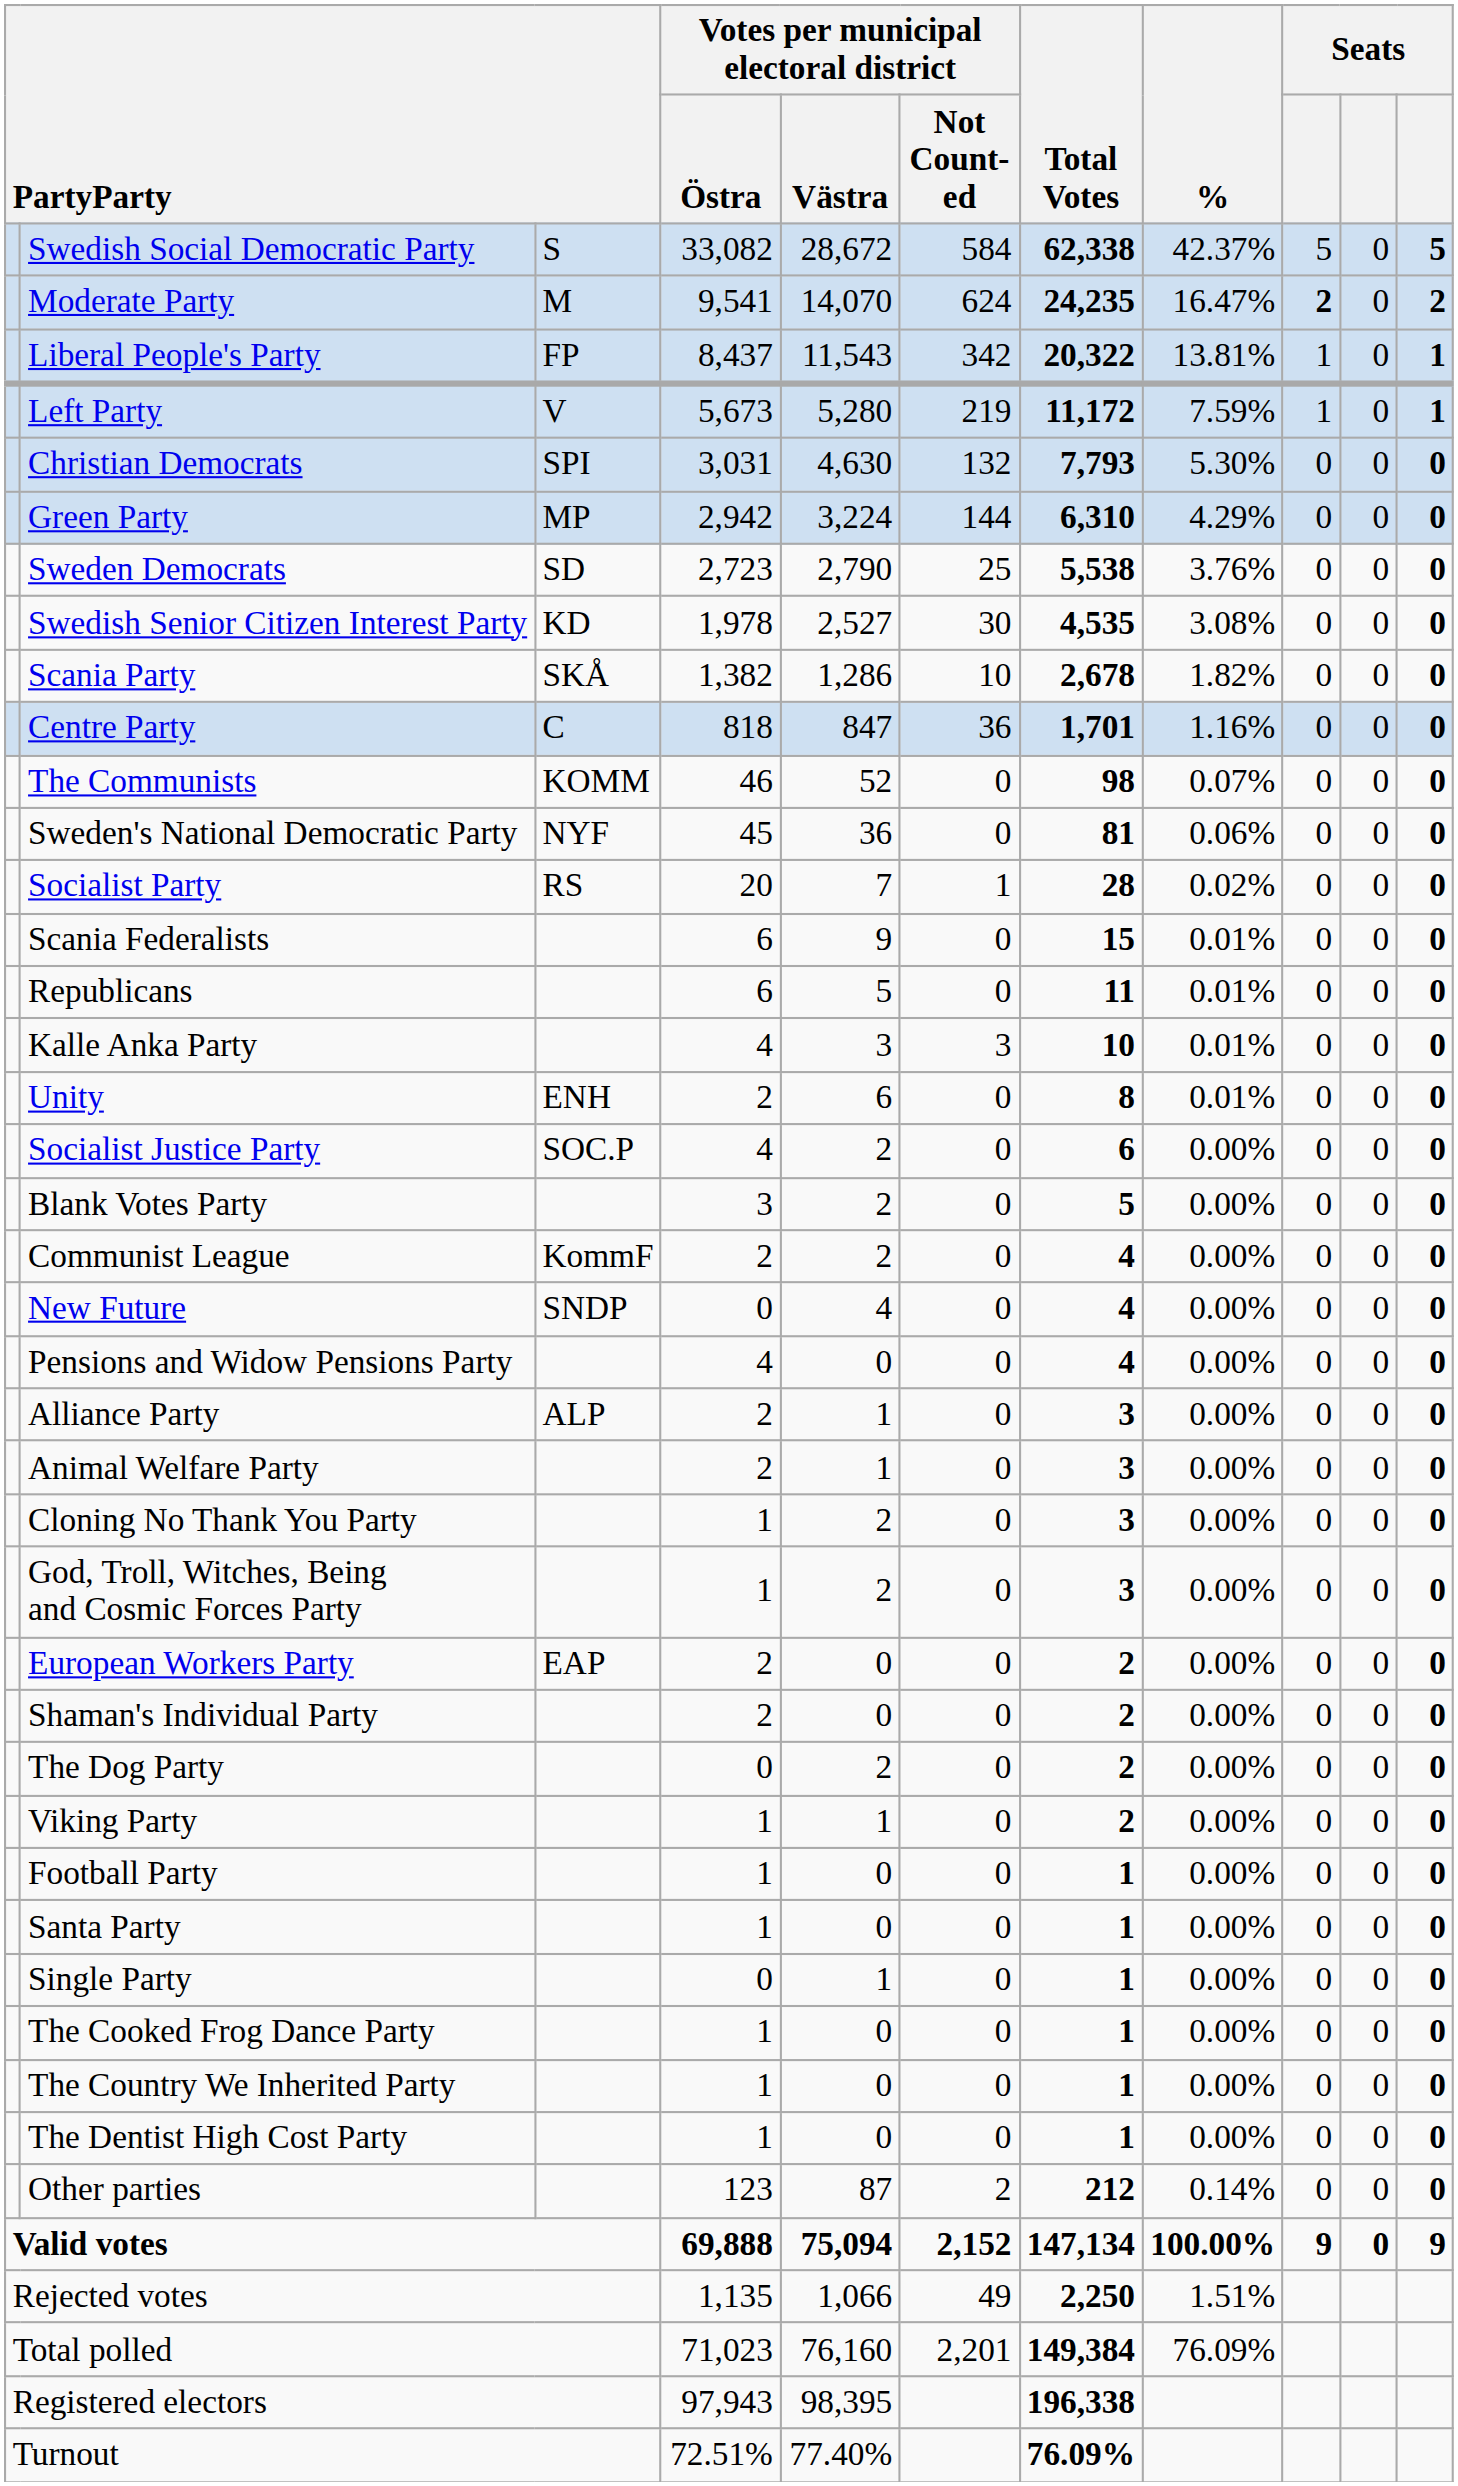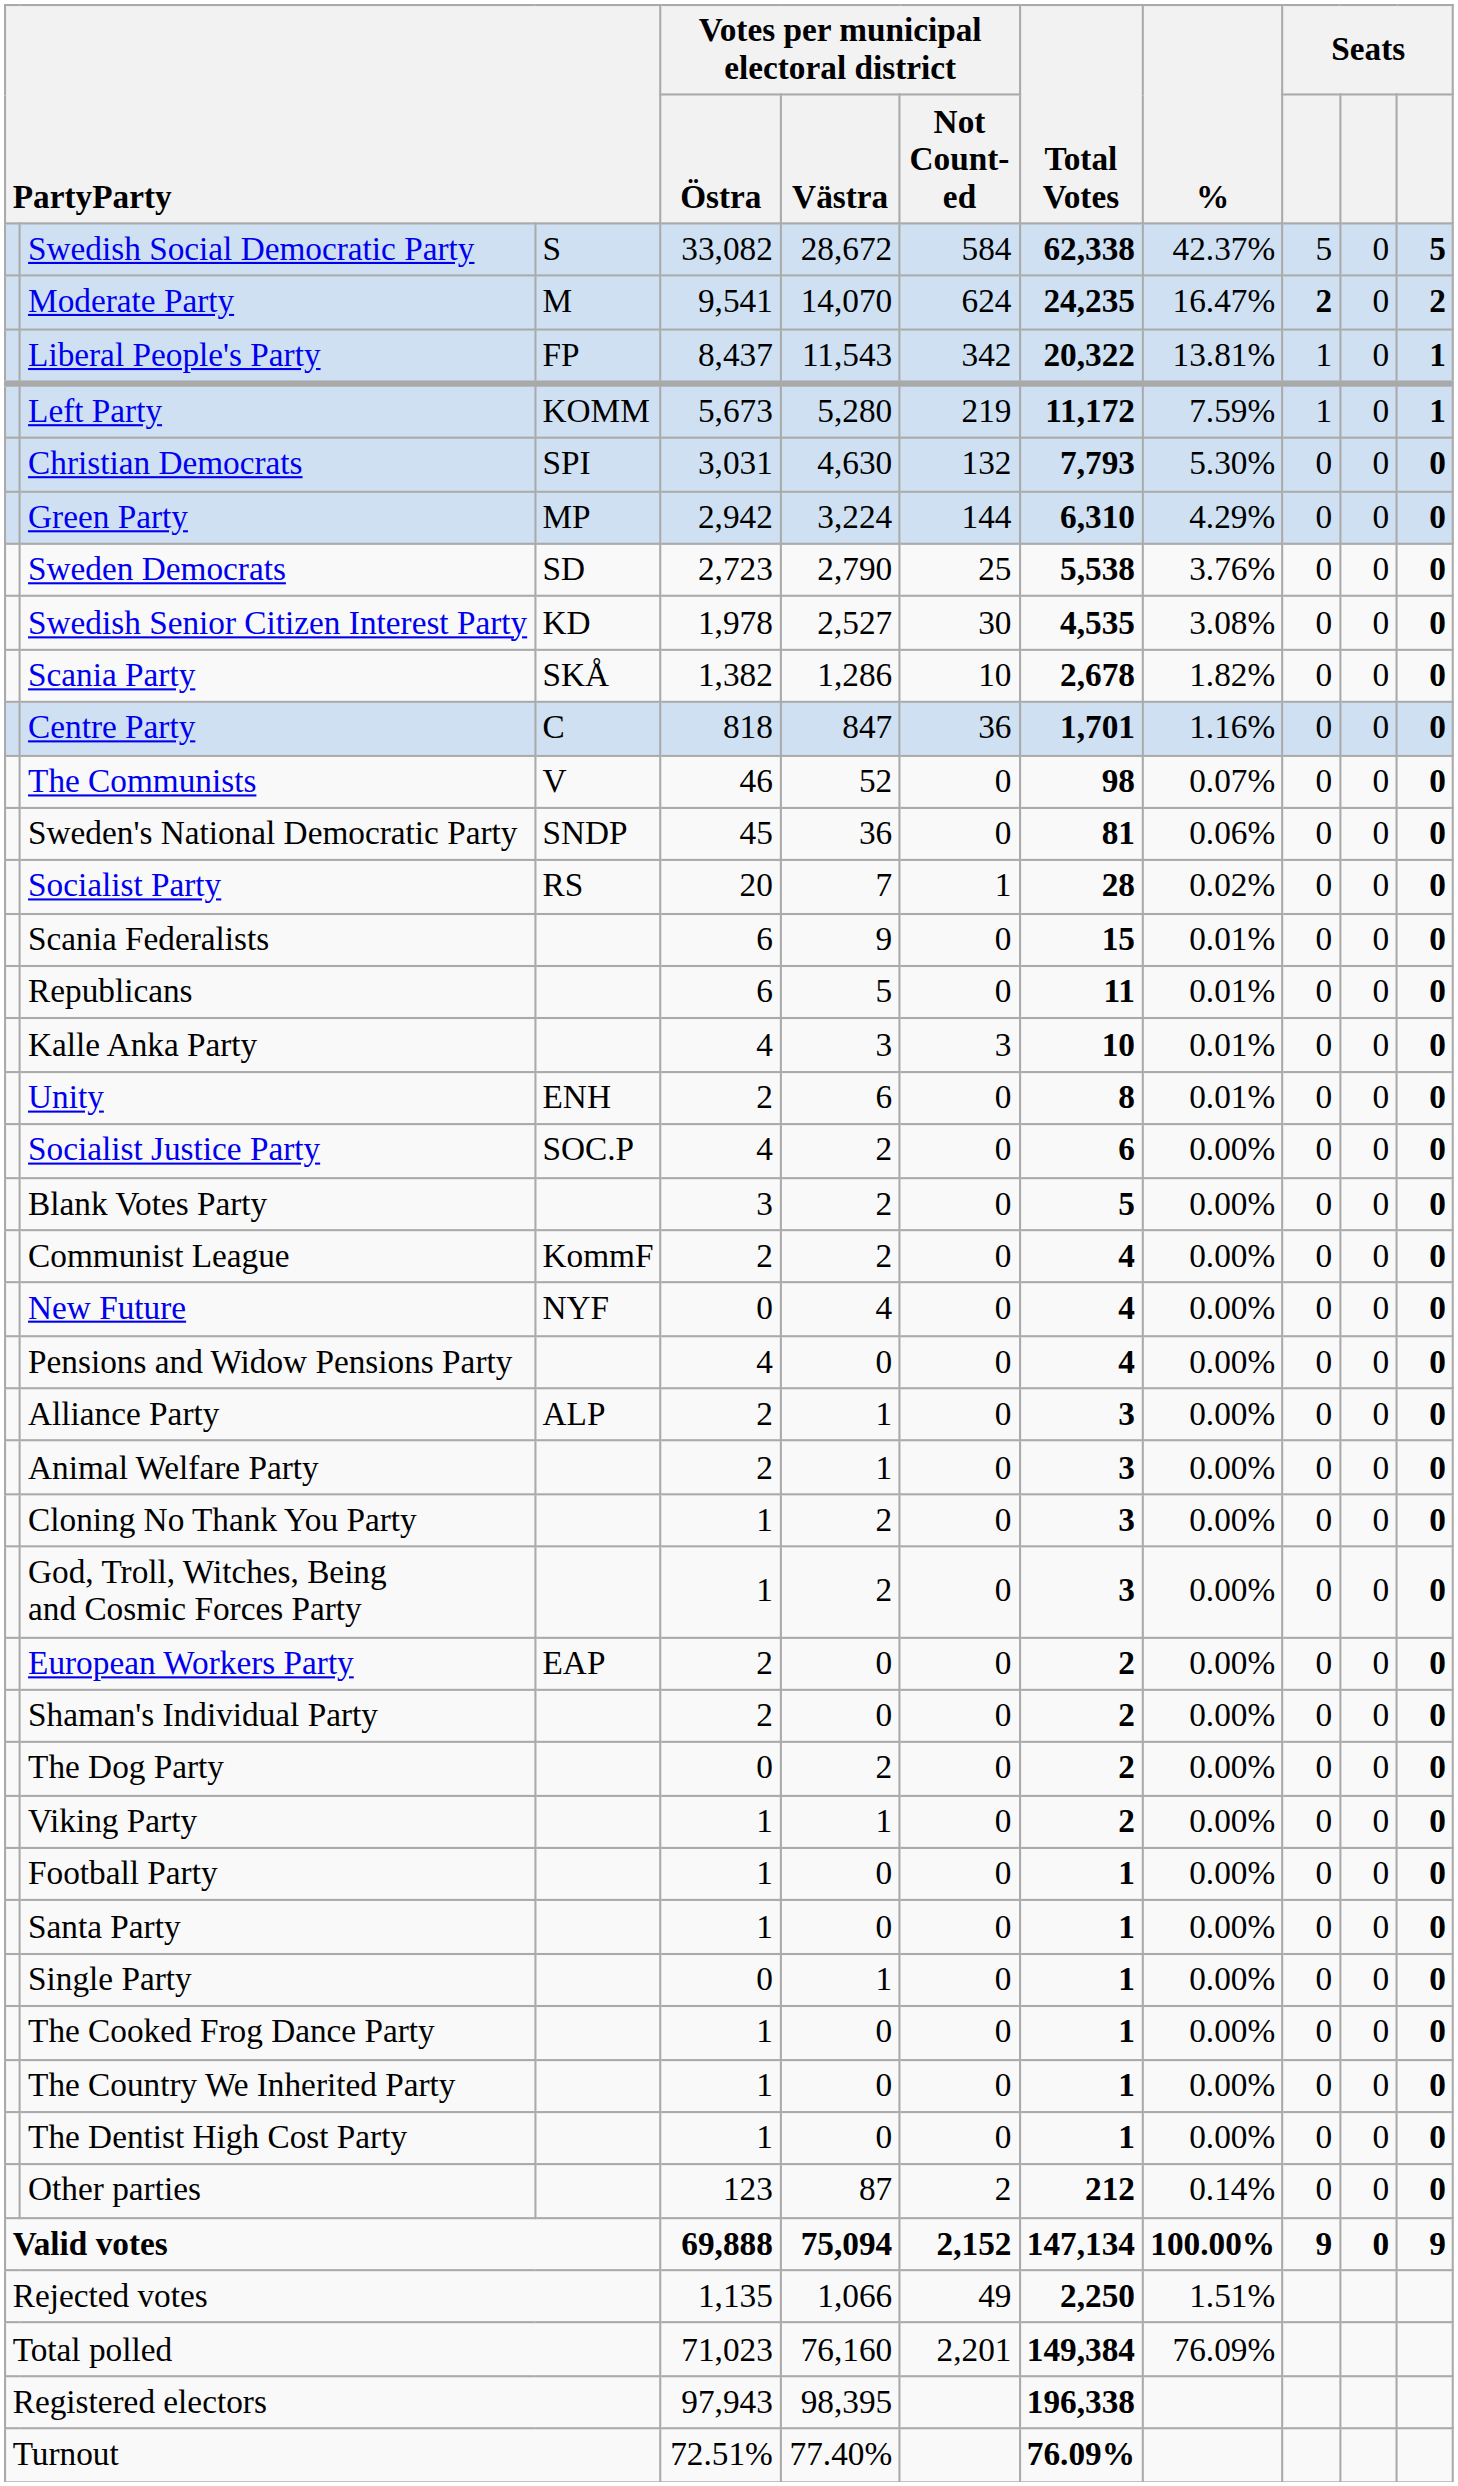(555, 411) V -> (596, 411) KOMM
(596, 780) KOMM -> (555, 780) V
(576, 833) NYF -> (585, 833) SNDP
(585, 1308) SNDP -> (576, 1308) NYF
